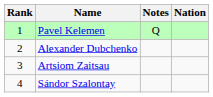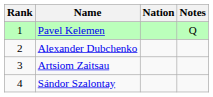columns swapped: (190, 13) <-> (156, 13)
